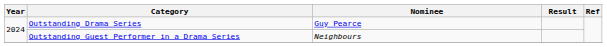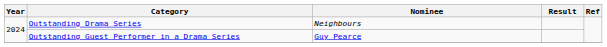(338, 23) Guy Pearce -> (338, 23) Neighbours
(338, 36) Neighbours -> (338, 36) Guy Pearce
